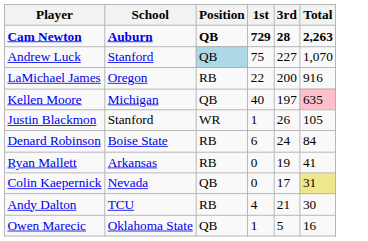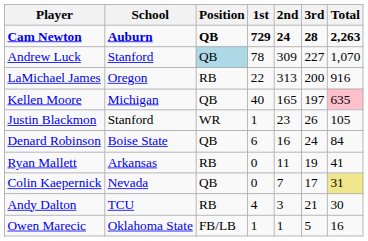+ column: (288, 15)
(257, 57) 75 -> (257, 57) 78
(208, 141) RB -> (208, 141) QB
(208, 225) QB -> (217, 225) FB/LB
